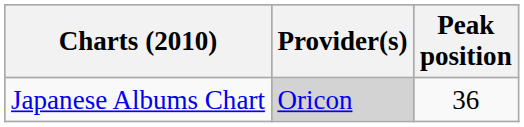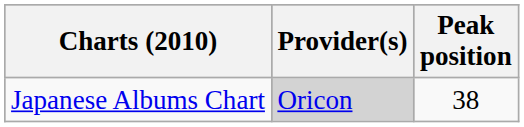(466, 99) 36 -> (466, 99) 38
